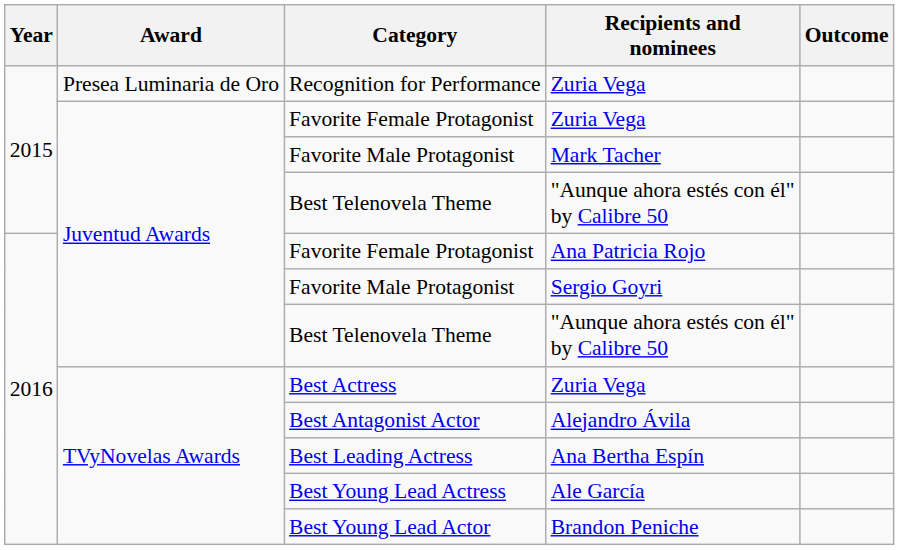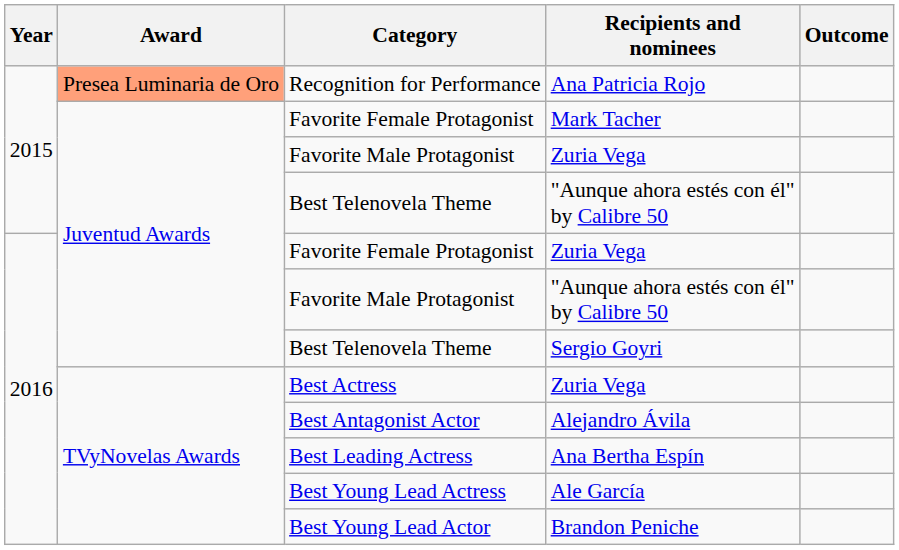(171, 83) no background -> (171, 83) lightsalmon background
(598, 83) Zuria Vega -> (628, 83) Ana Patricia Rojo
(598, 119) Zuria Vega -> (606, 119) Mark Tacher
(606, 154) Mark Tacher -> (598, 154) Zuria Vega
(628, 251) Ana Patricia Rojo -> (598, 251) Zuria Vega
(606, 287) Sergio Goyri -> (673, 299) "Aunque ahora estés con él" by Calibre 50
(673, 335) "Aunque ahora estés con él" by Calibre 50 -> (606, 348) Sergio Goyri
